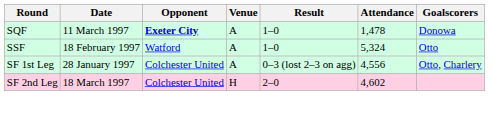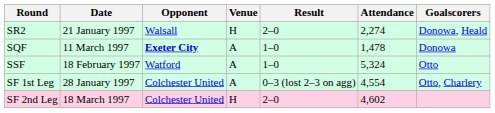+ row: (16, 30)
(373, 64) 4,556 -> (373, 82) 4,554
